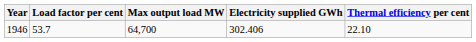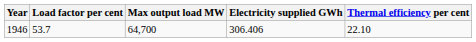(246, 29) 302.406 -> (246, 29) 306.406
